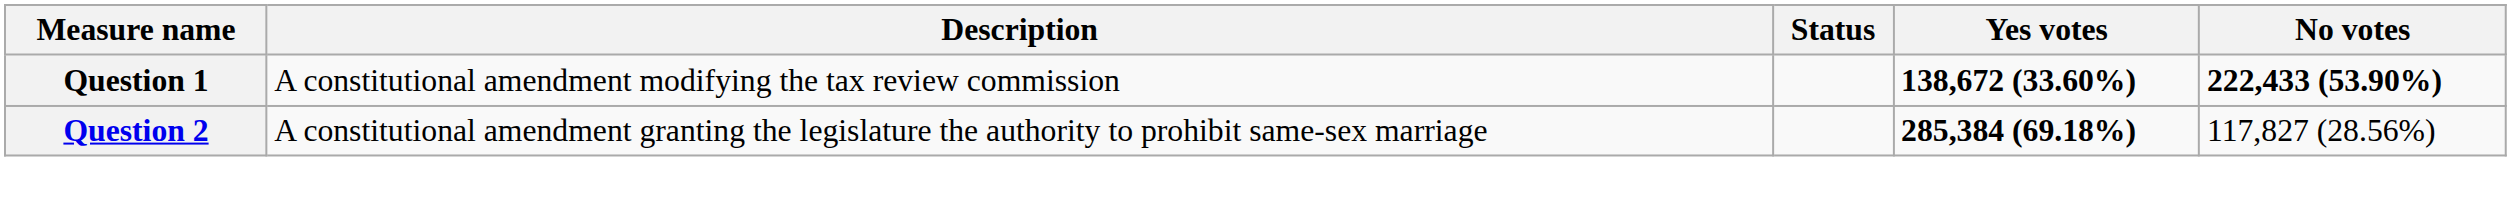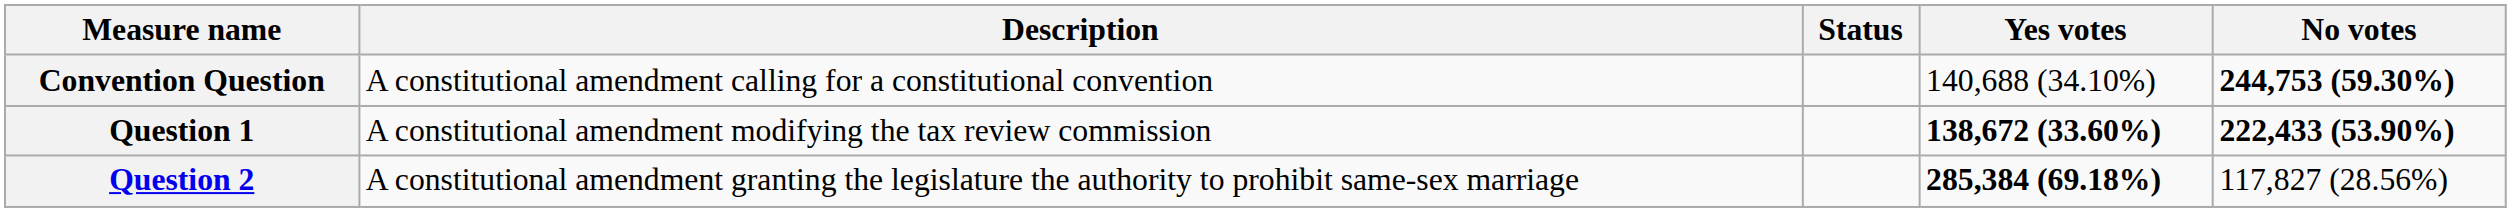+ row: (182, 79)
